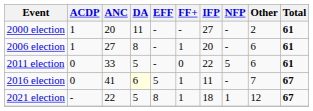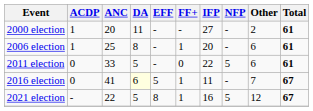(110, 47) 27 -> (110, 47) 25
(208, 98) 18 -> (208, 98) 16
(227, 98) 1 -> (227, 98) 5
